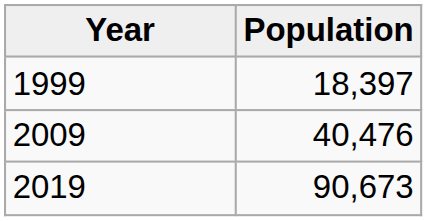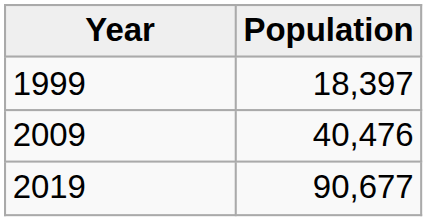(363, 187) 90,673 -> (363, 187) 90,677
